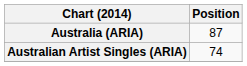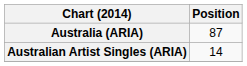(216, 52) 74 -> (216, 52) 14
